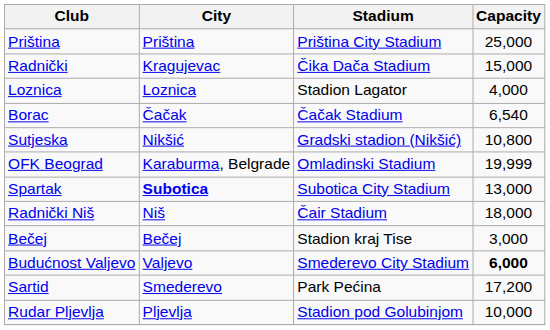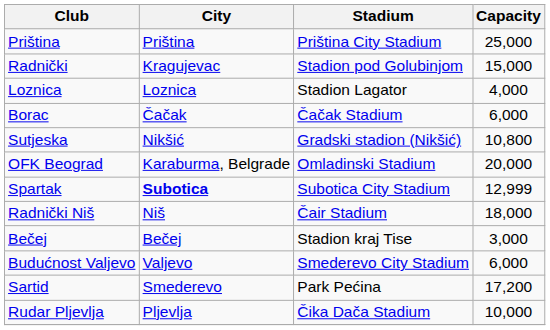(364, 66) Čika Dača Stadium -> (380, 66) Stadion pod Golubinjom
(508, 115) 6,540 -> (508, 115) 6,000
(508, 164) 19,999 -> (508, 164) 20,000
(508, 189) 13,000 -> (508, 189) 12,999
(508, 262) bold -> (508, 262) normal
(380, 312) Stadion pod Golubinjom -> (364, 312) Čika Dača Stadium
